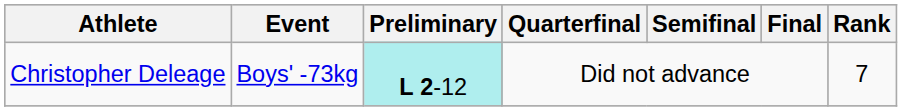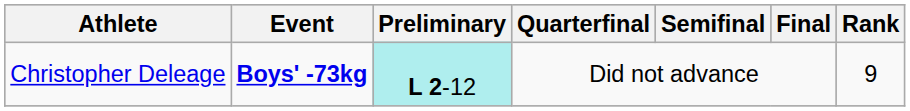(297, 74) normal -> (302, 74) bold
(862, 74) 7 -> (871, 74) 9
